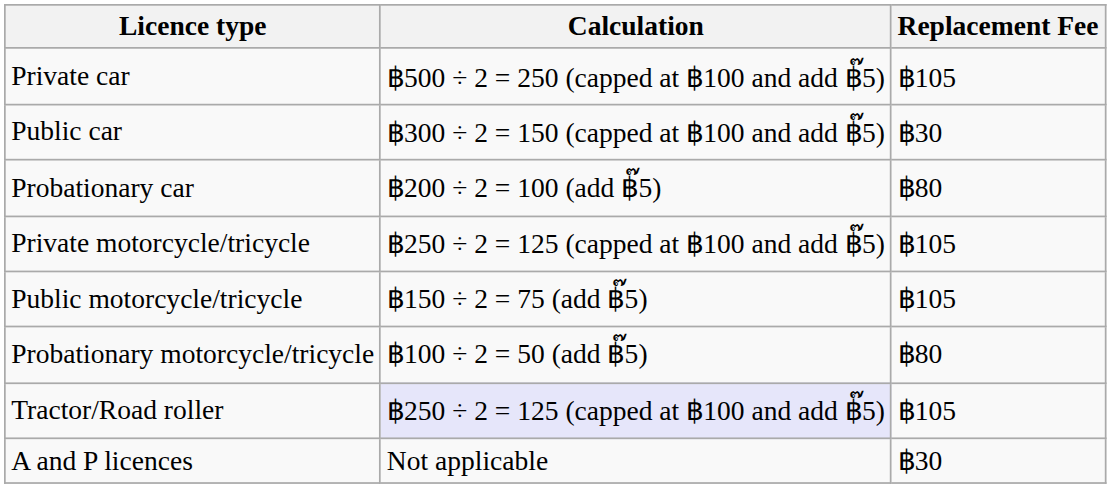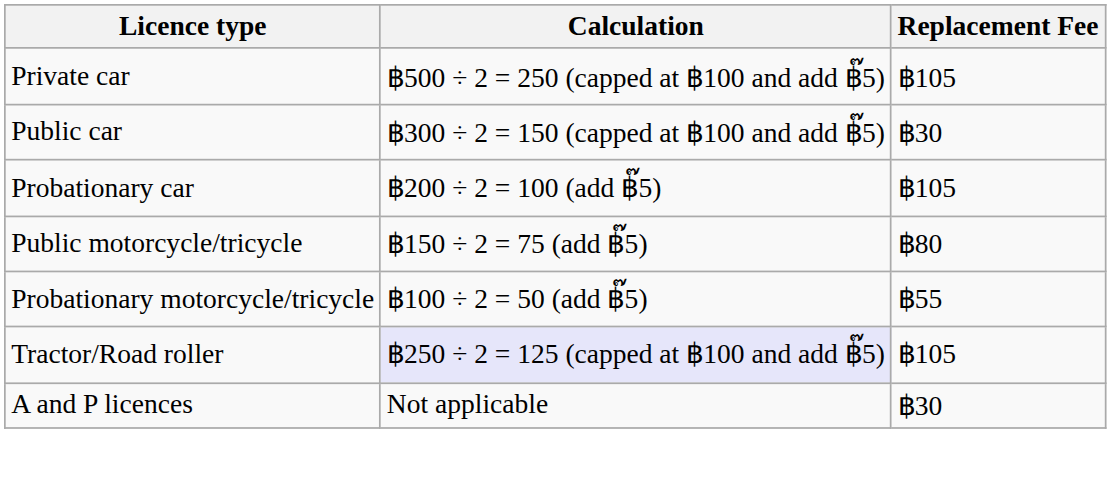(920, 188) ฿80 -> (927, 188) ฿105
- row: (161, 243)
(927, 299) ฿105 -> (920, 243) ฿80
(920, 355) ฿80 -> (920, 299) ฿55
